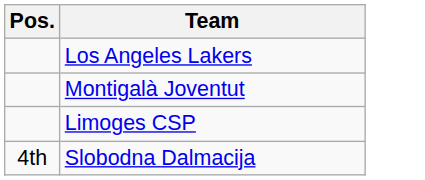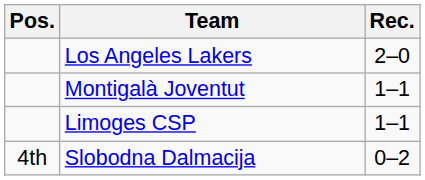+ column: (392, 21)
